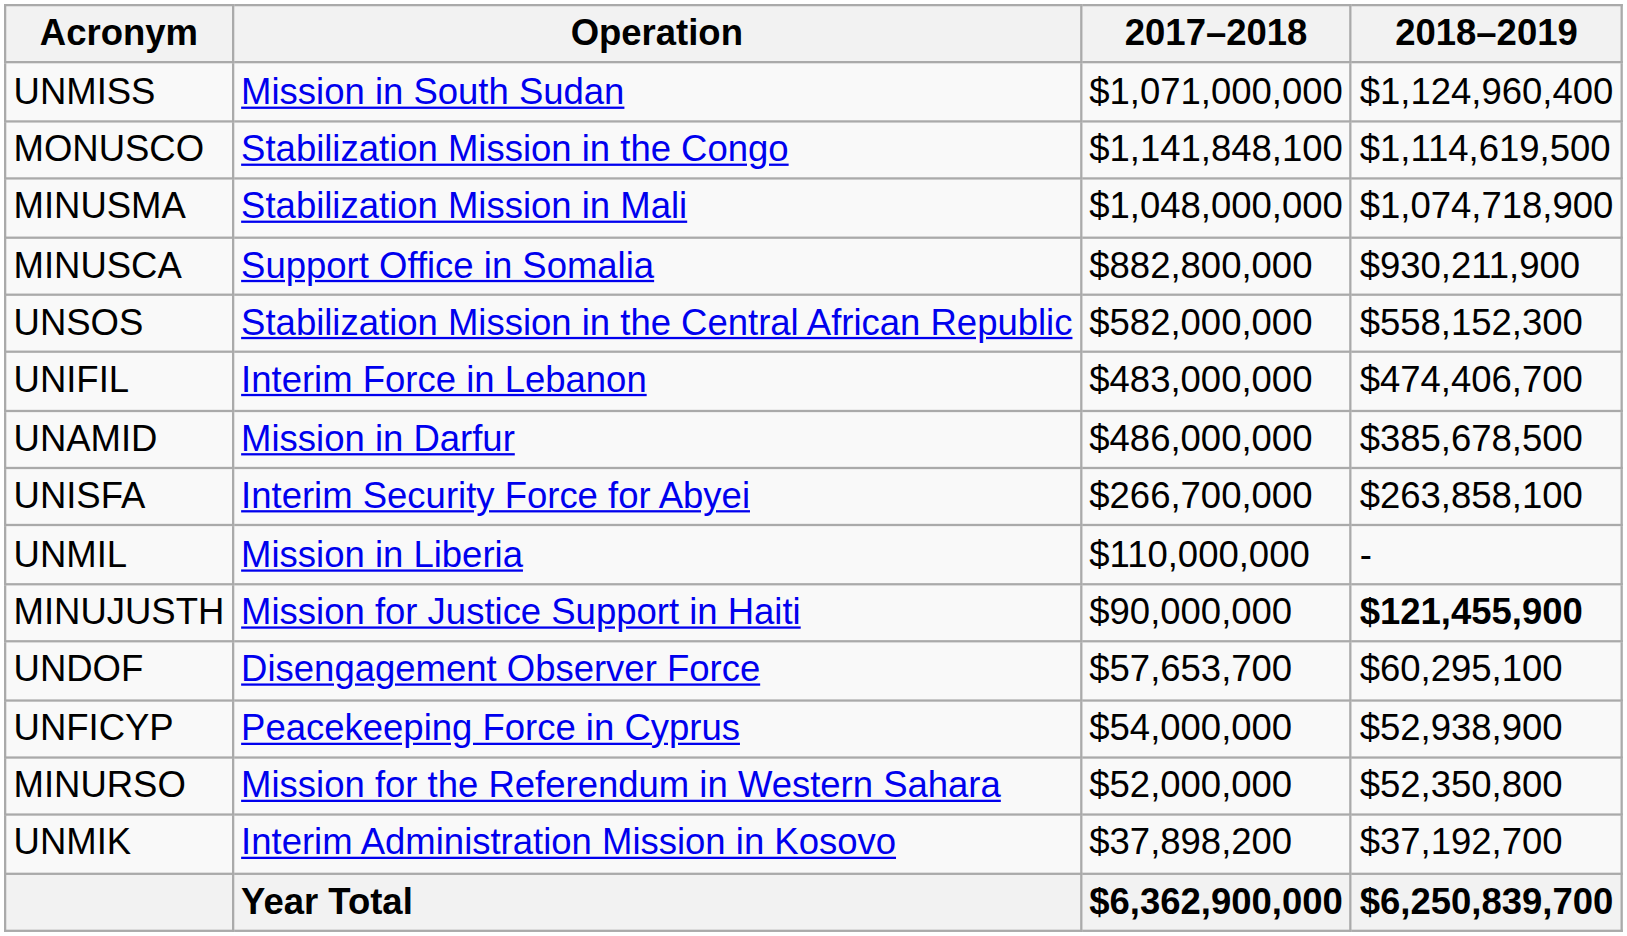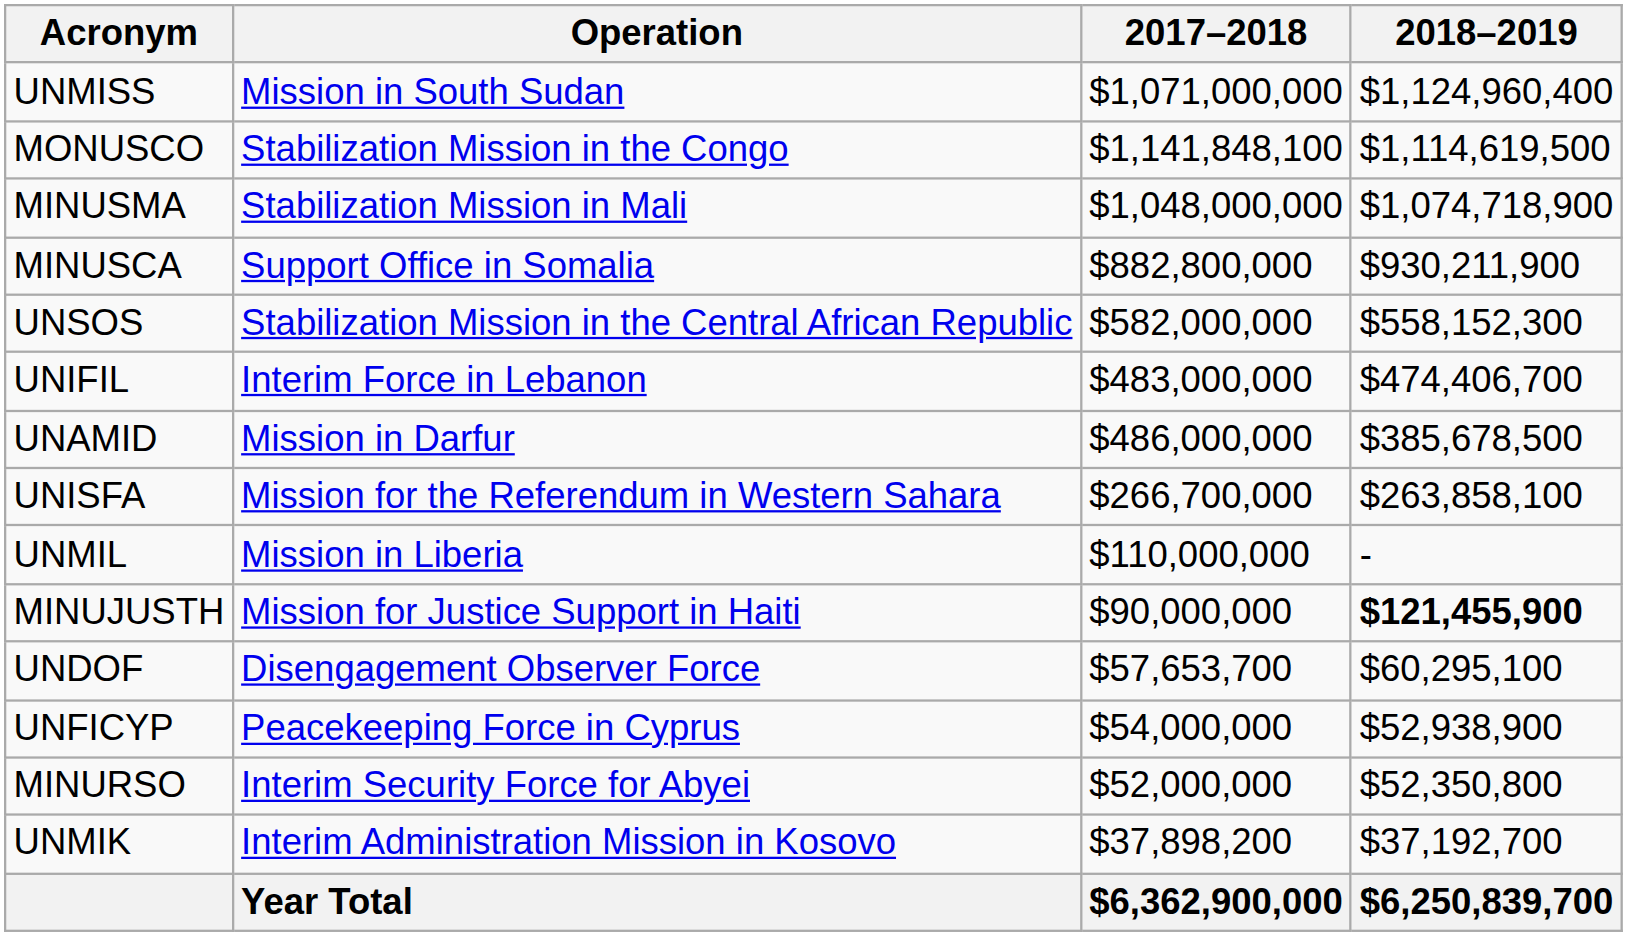(496, 496) Interim Security Force for Abyei -> (621, 496) Mission for the Referendum in Western Sahara
(621, 785) Mission for the Referendum in Western Sahara -> (496, 785) Interim Security Force for Abyei
